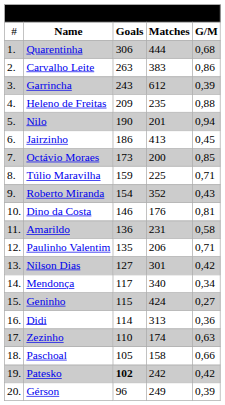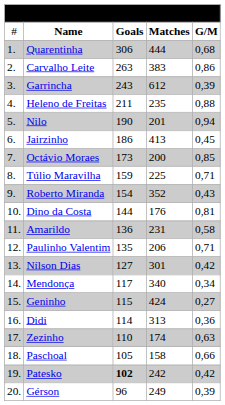(124, 103) 209 -> (124, 103) 211
(124, 211) 146 -> (124, 211) 144
